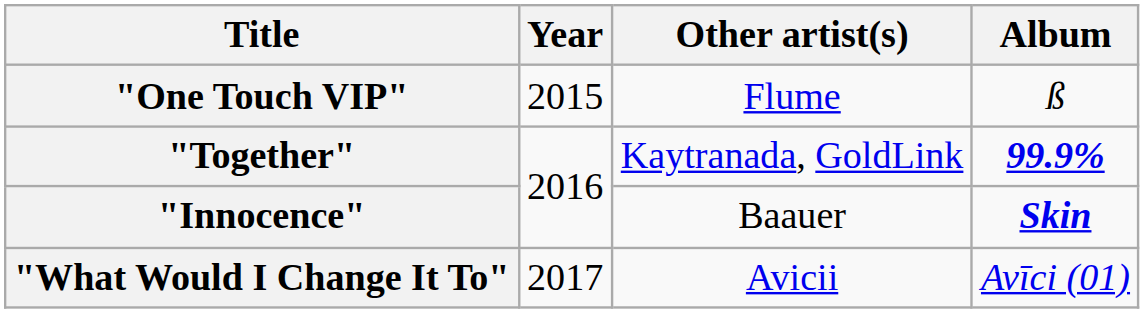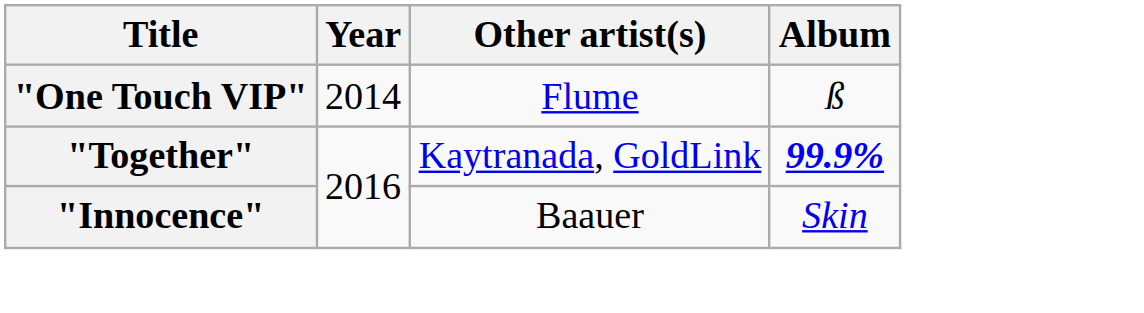(565, 95) 2015 -> (363, 95) 2014
(1055, 215) bold -> (835, 215) normal
- row: (262, 276)
